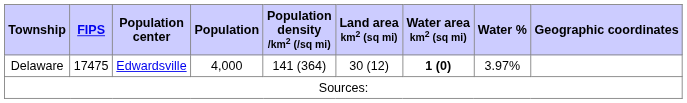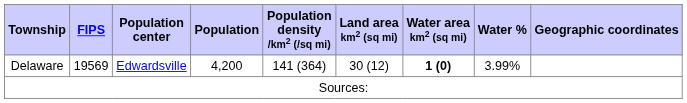(91, 66) 17475 -> (91, 66) 19569
(227, 66) 4,000 -> (227, 66) 4,200
(502, 66) 3.97% -> (502, 66) 3.99%
